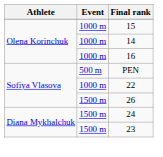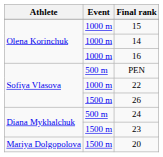(93, 115) 1500 m -> (96, 115) 500 m
+ row: (137, 144)
